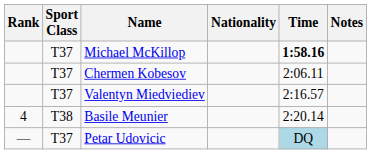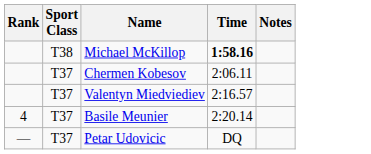- column: (244, 22)
(62, 52) T37 -> (62, 52) T38
(62, 116) T38 -> (62, 116) T37
(303, 138) lightblue background -> (232, 138) no background
